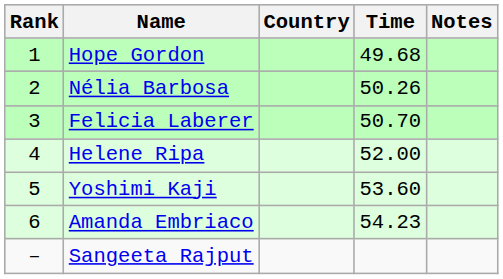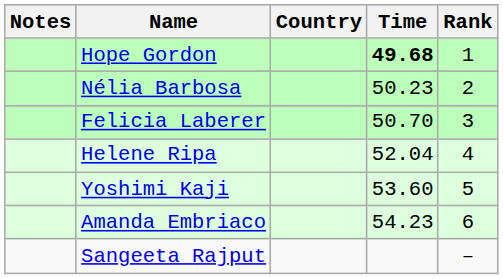columns swapped: (34, 22) <-> (462, 22)
(390, 55) normal -> (403, 55) bold
(390, 88) 50.26 -> (403, 88) 50.23
(390, 155) 52.00 -> (403, 155) 52.04
